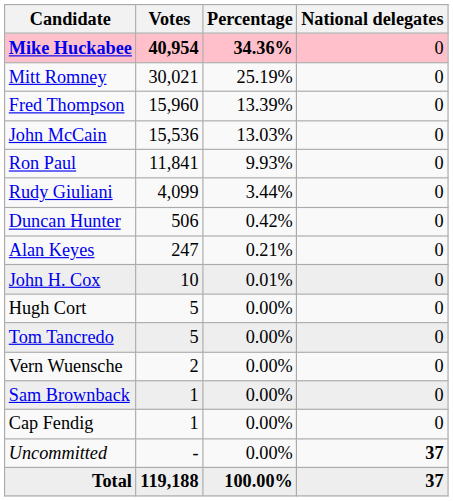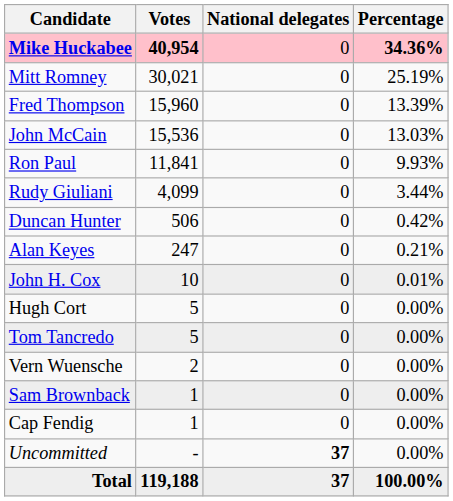columns swapped: (250, 18) <-> (372, 18)
